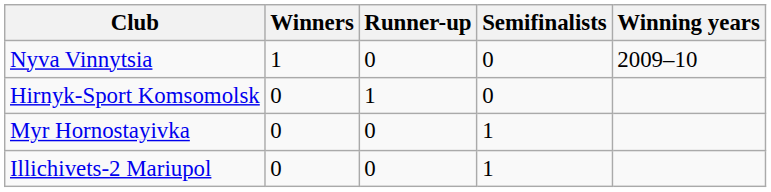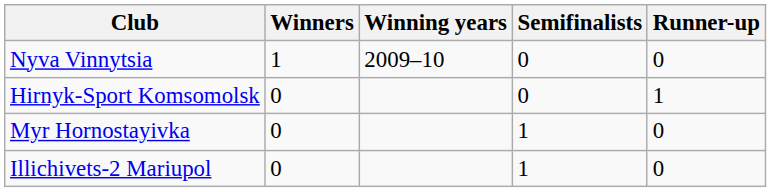columns swapped: (418, 22) <-> (689, 22)
